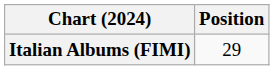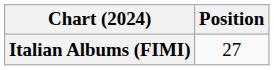(232, 49) 29 -> (232, 49) 27
